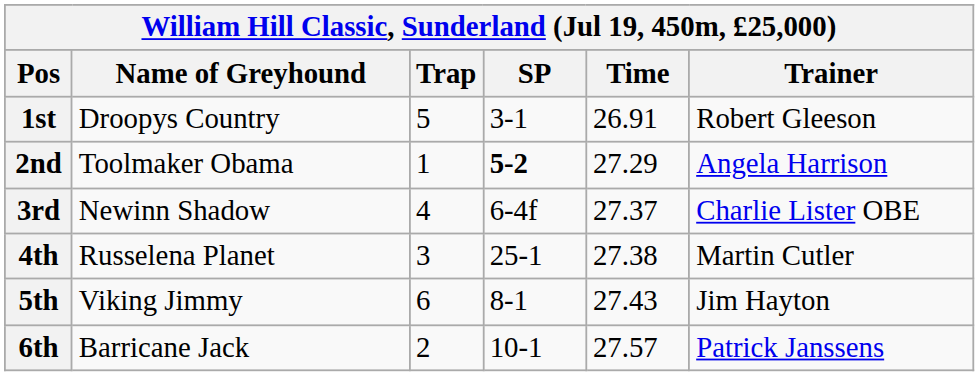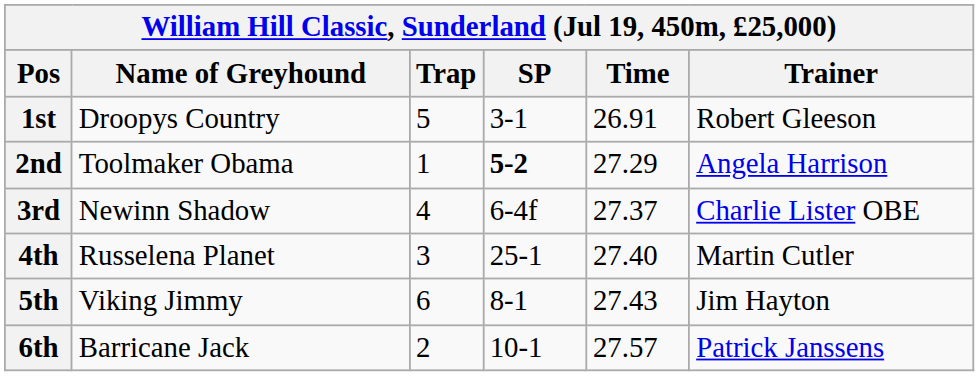(625, 255) 27.38 -> (625, 255) 27.40
